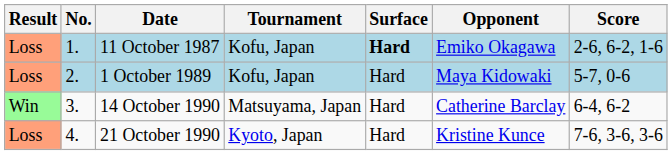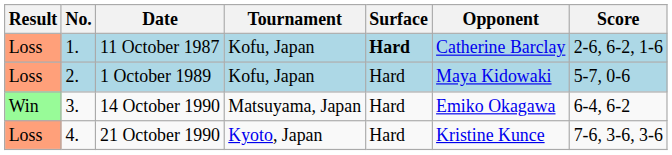(496, 47) Emiko Okagawa -> (501, 47) Catherine Barclay
(501, 105) Catherine Barclay -> (496, 105) Emiko Okagawa
